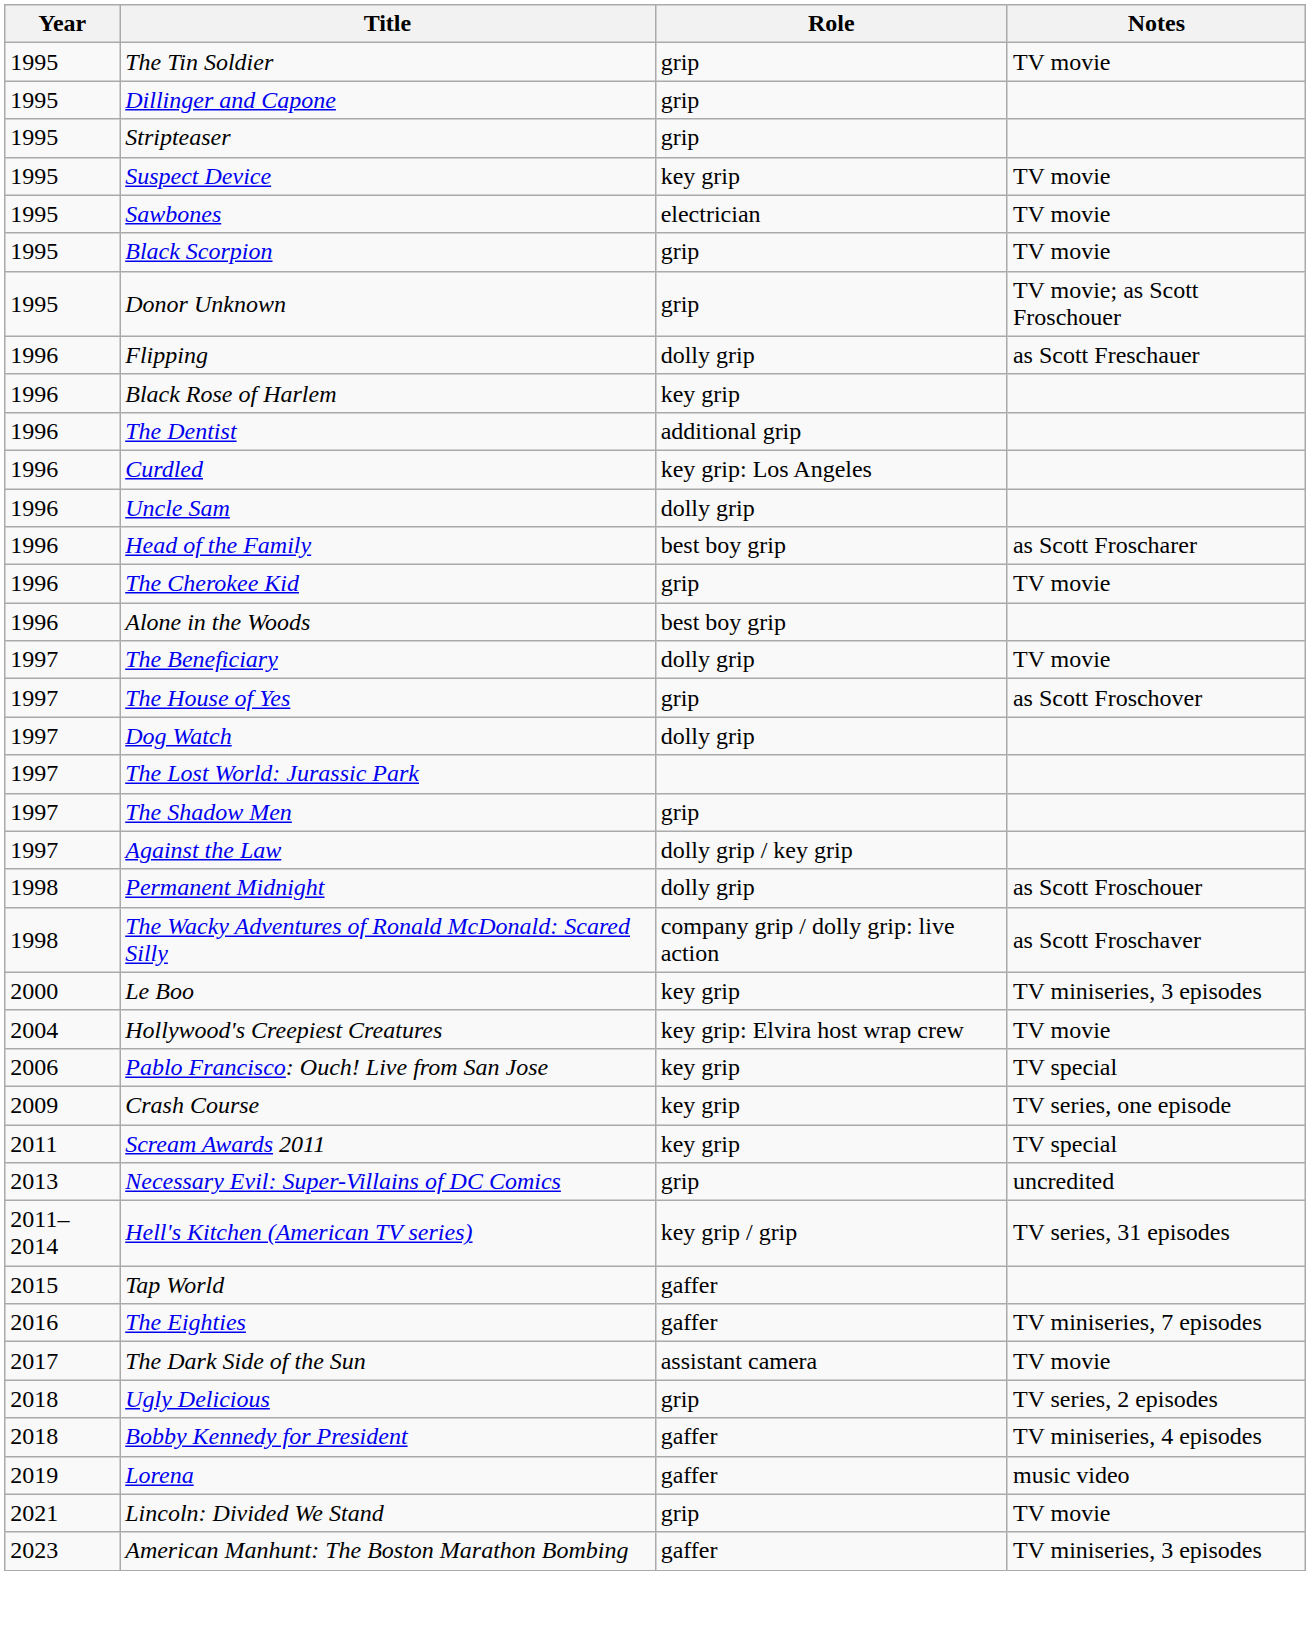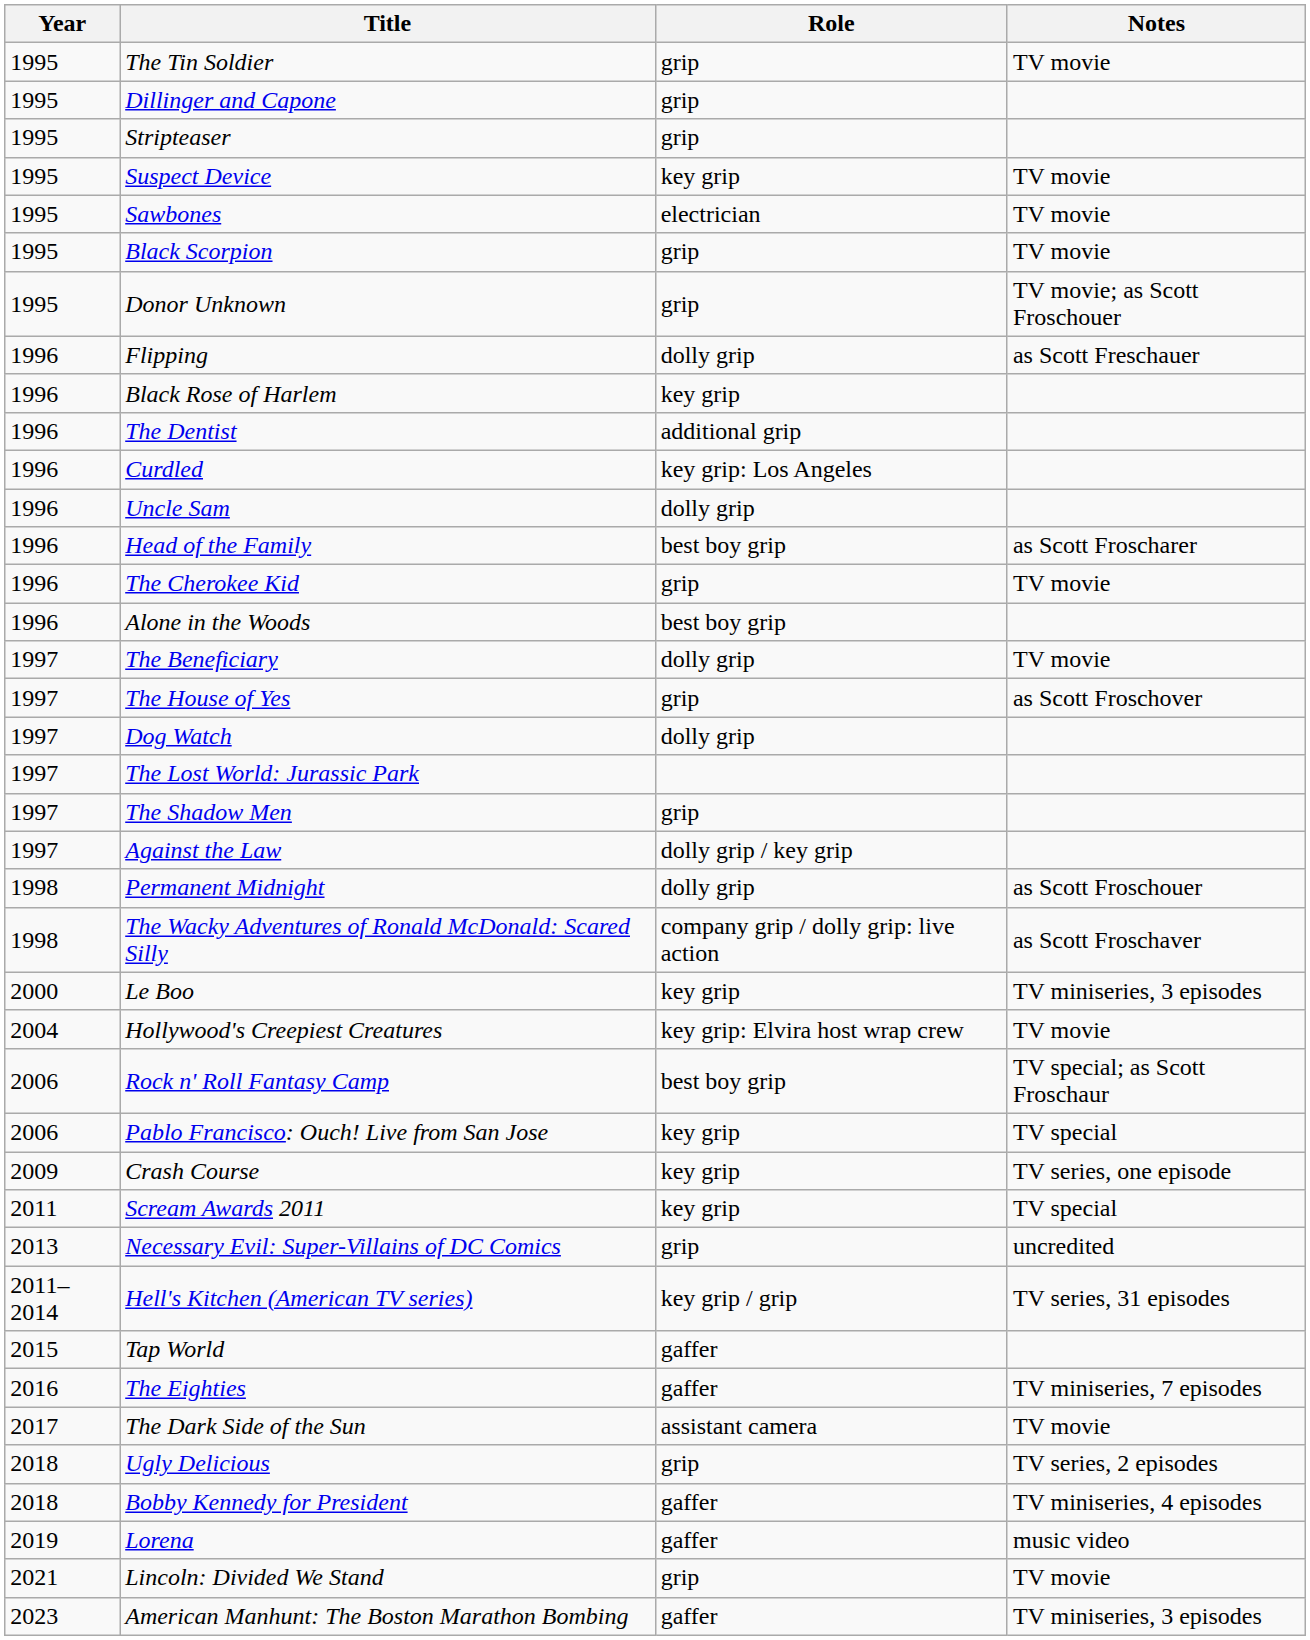+ row: (257, 1080)
